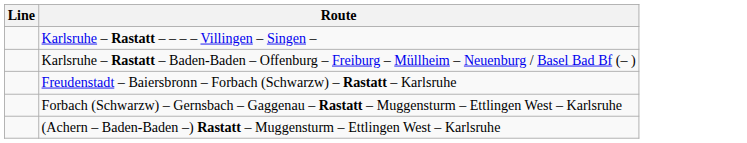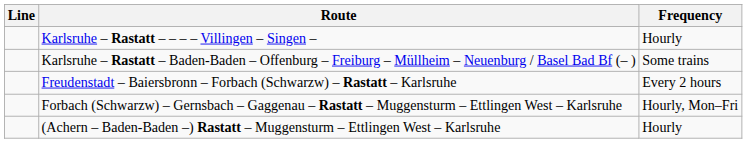+ column: (690, 15)
